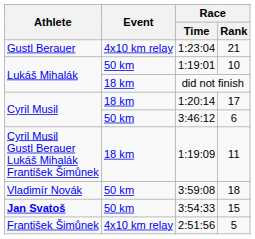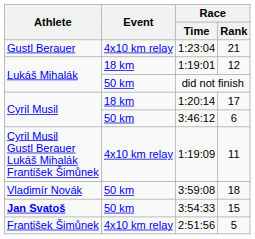(119, 66) 50 km -> (119, 66) 18 km
(234, 66) 10 -> (234, 66) 12
(119, 84) 18 km -> (119, 84) 50 km
(119, 155) 18 km -> (138, 155) 4x10 km relay
